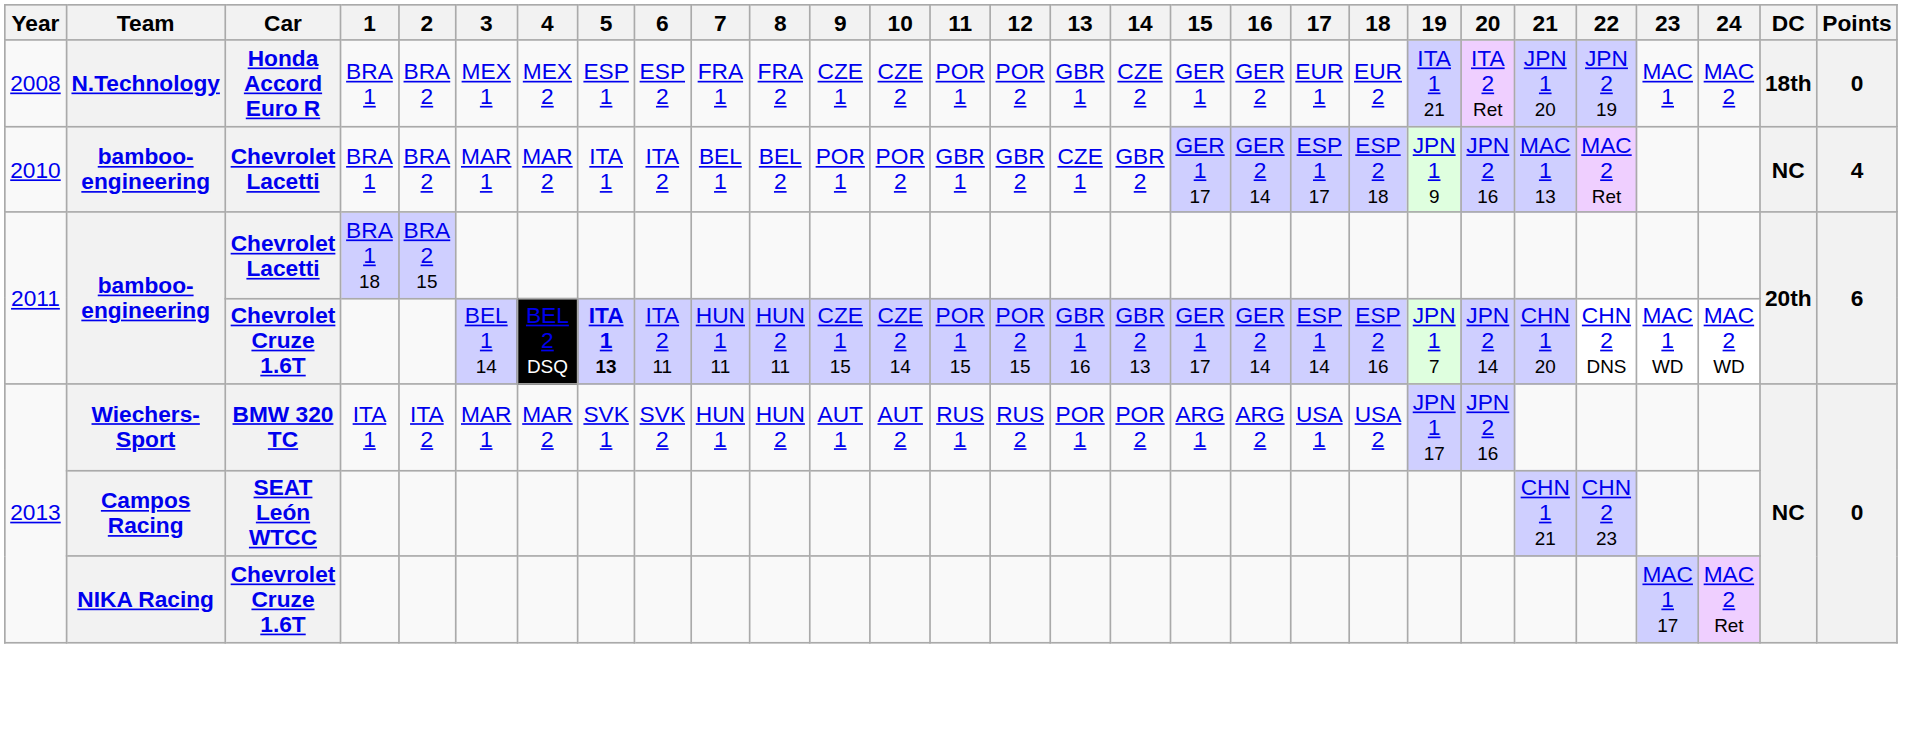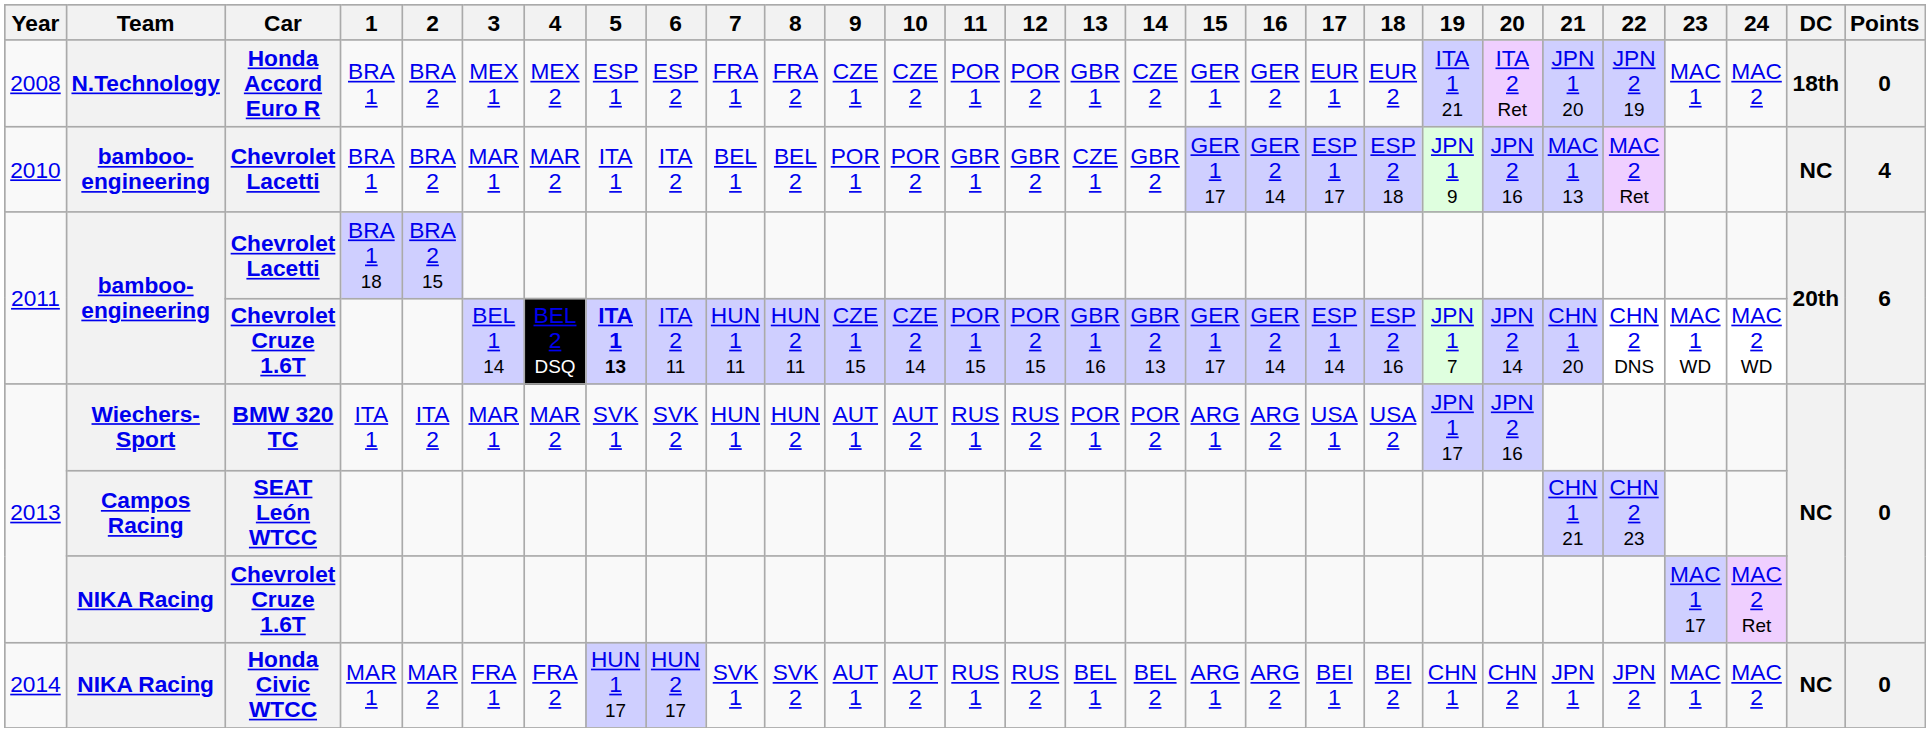+ row: (35, 684)
